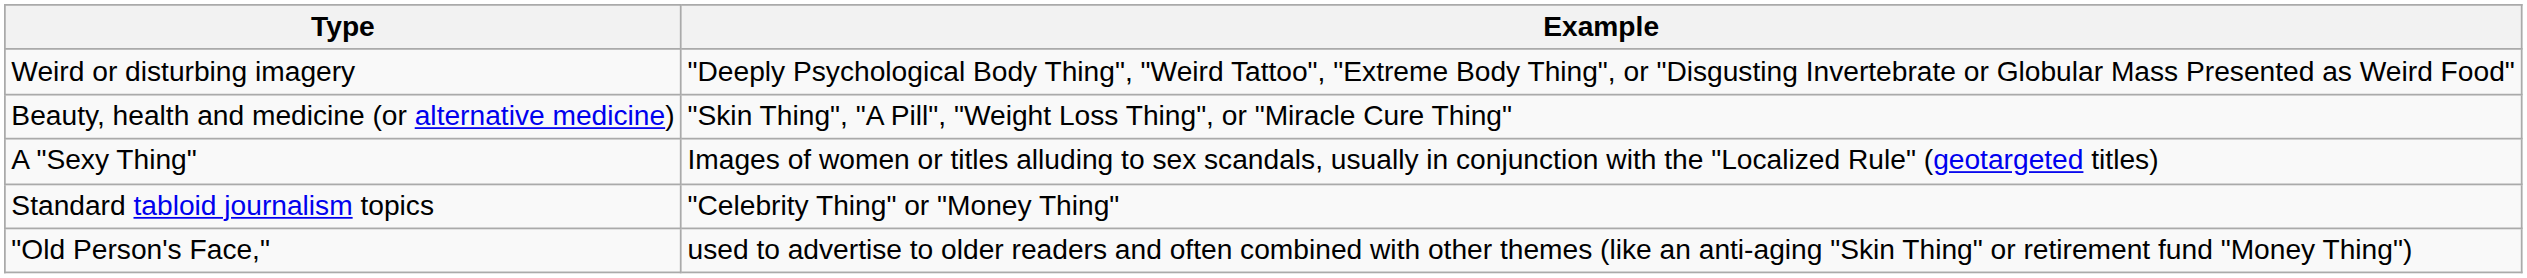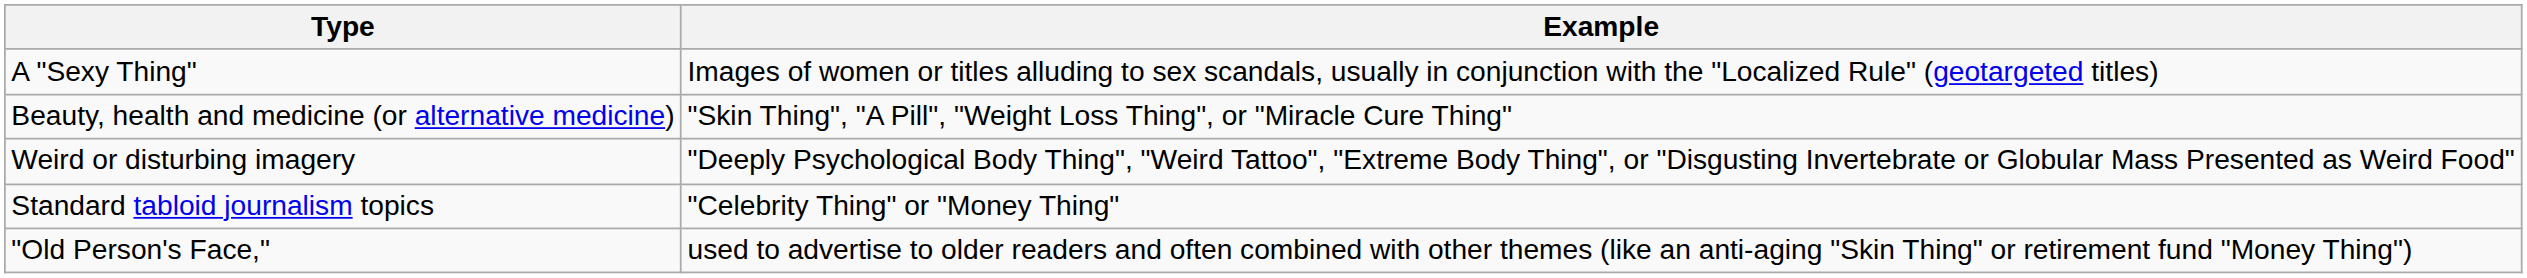rows swapped: (104, 160) <-> (183, 71)
